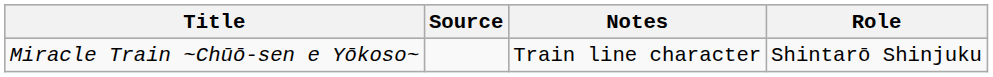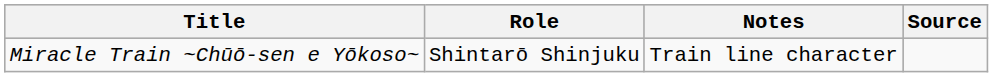columns swapped: (877, 22) <-> (466, 22)
